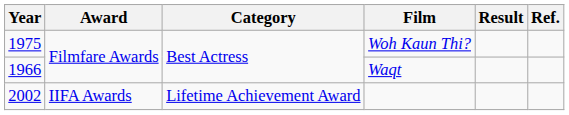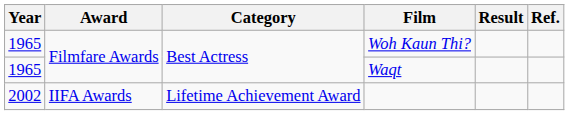(25, 43) 1975 -> (25, 43) 1965
(25, 69) 1966 -> (25, 69) 1965
